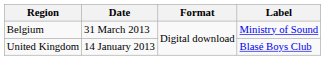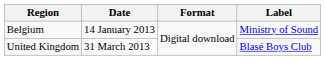(117, 30) 31 March 2013 -> (120, 30) 14 January 2013
(120, 47) 14 January 2013 -> (117, 47) 31 March 2013
